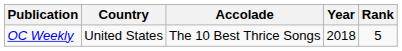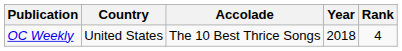(378, 35) 5 -> (378, 35) 4
